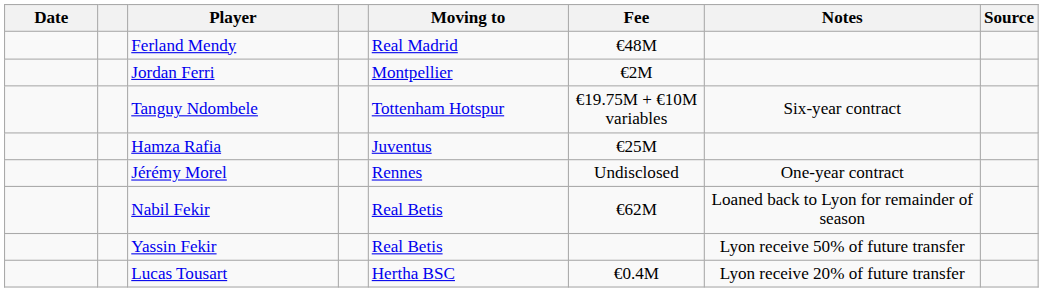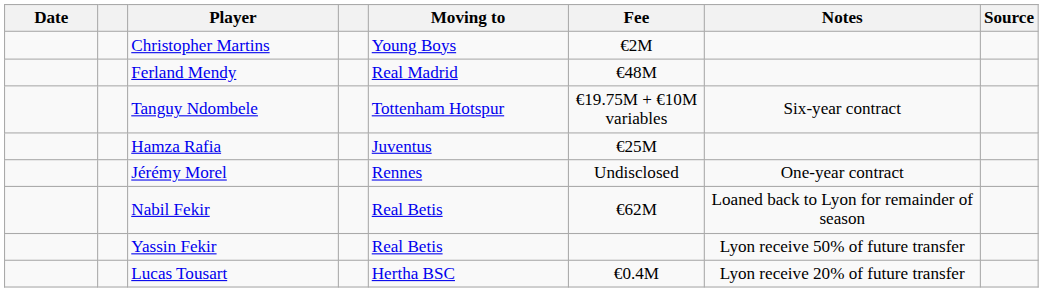+ row: (200, 45)
- row: (173, 72)
